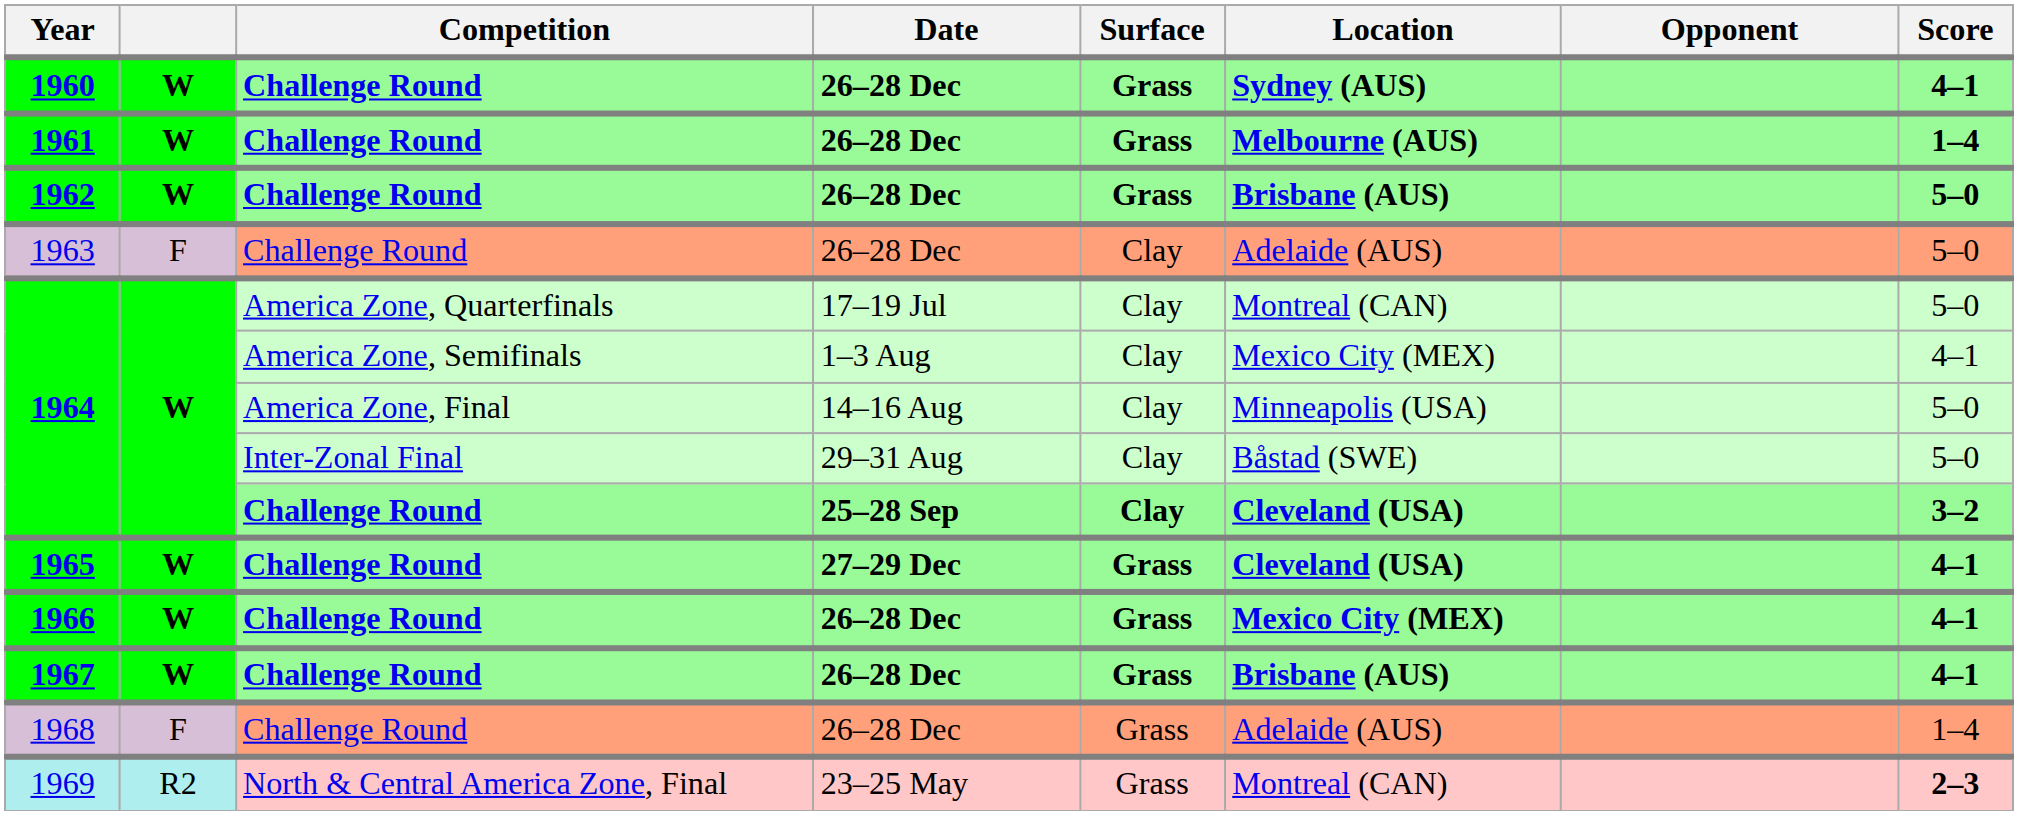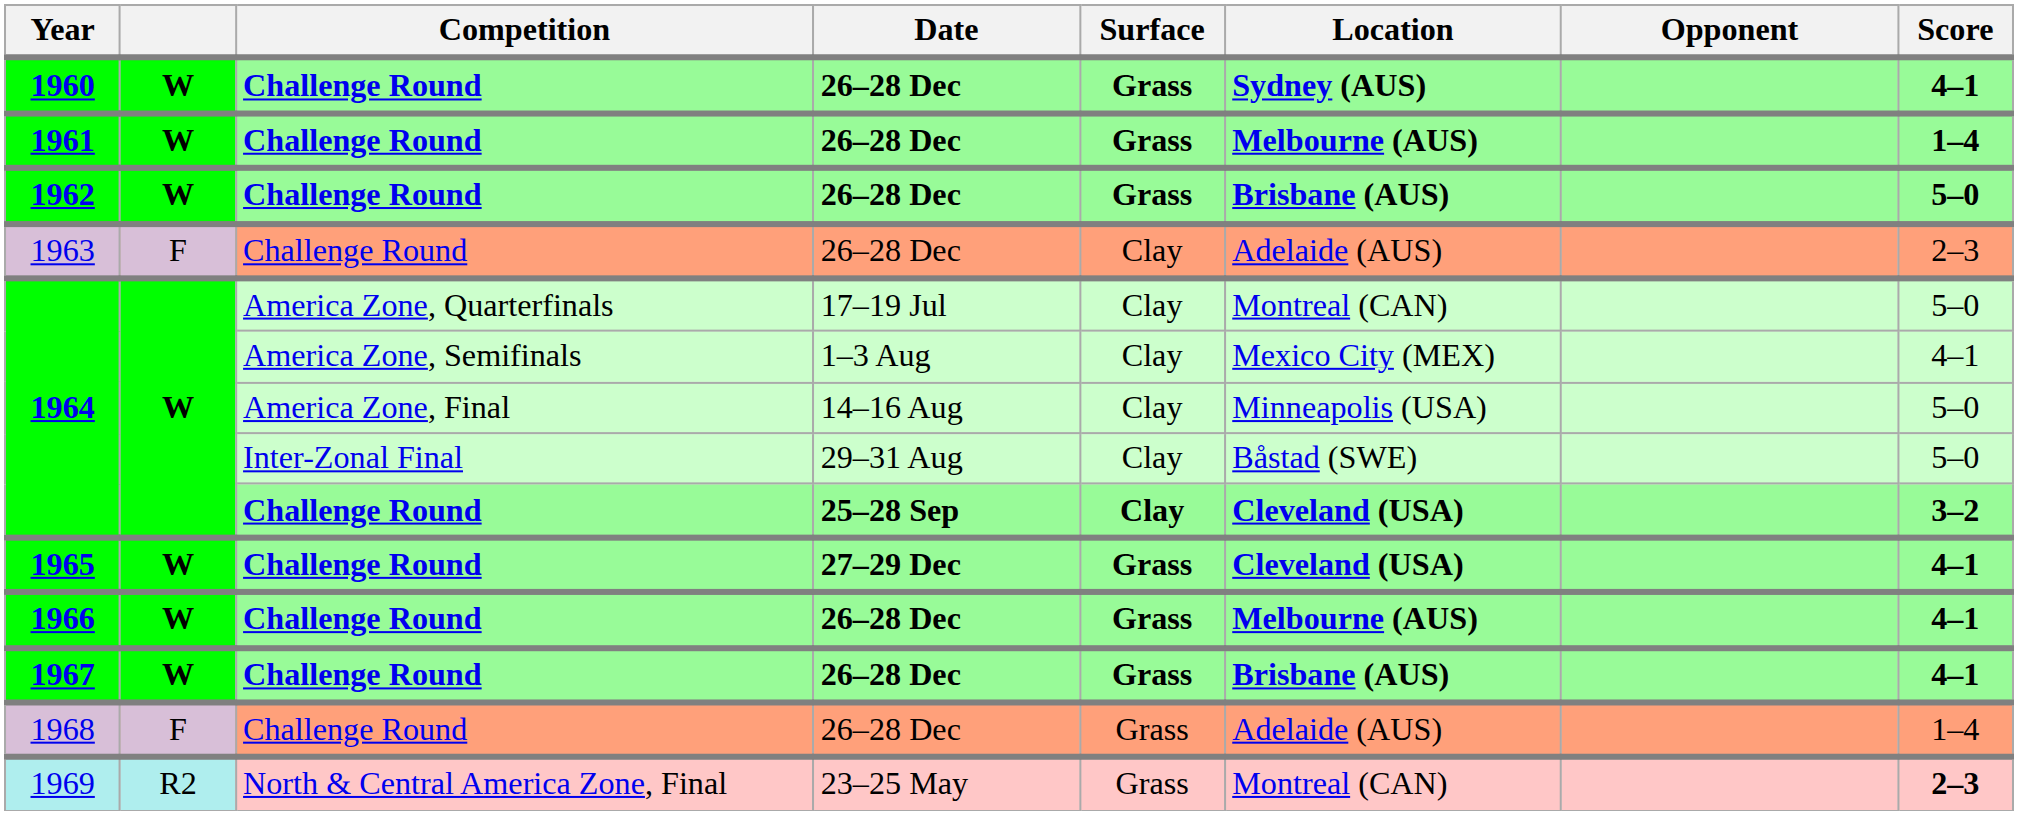(1955, 250) 5–0 -> (1955, 250) 2–3
(1368, 619) Mexico City (MEX) -> (1355, 619) Melbourne (AUS)
